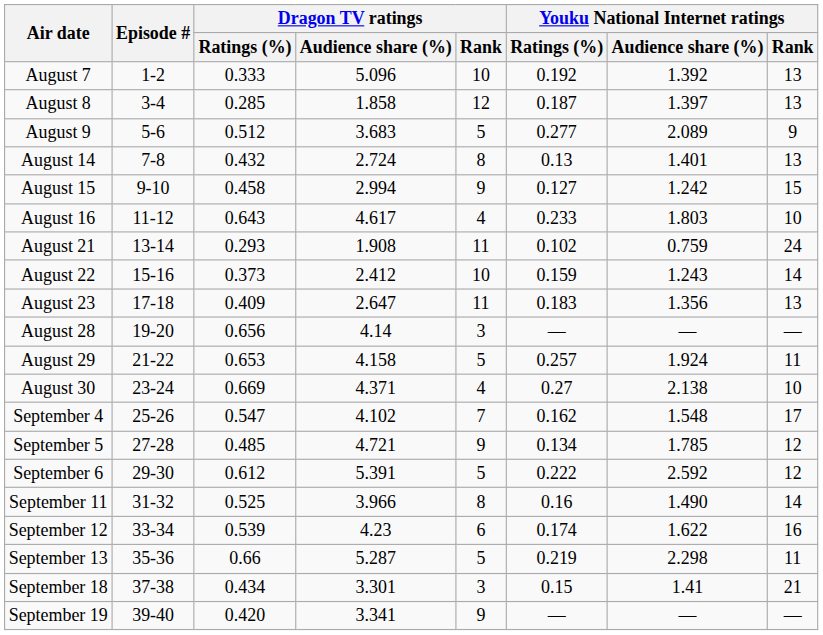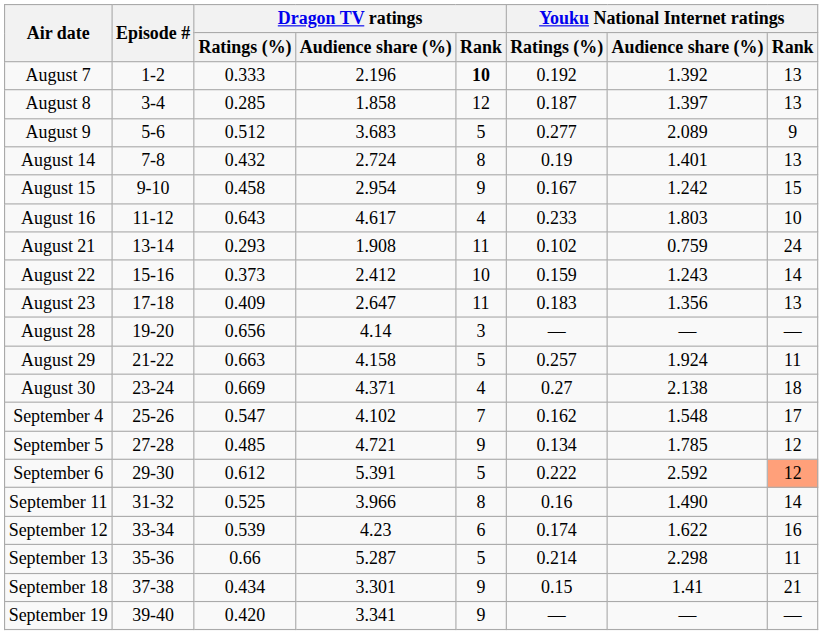(376, 75) 5.096 -> (376, 75) 2.196
(481, 75) normal -> (481, 75) bold
(557, 160) 0.13 -> (557, 160) 0.19
(376, 189) 2.994 -> (376, 189) 2.954
(557, 189) 0.127 -> (557, 189) 0.167
(245, 359) 0.653 -> (245, 359) 0.663
(793, 388) 10 -> (793, 388) 18
(793, 473) no background -> (793, 473) lightsalmon background
(557, 558) 0.219 -> (557, 558) 0.214
(481, 587) 3 -> (481, 587) 9
